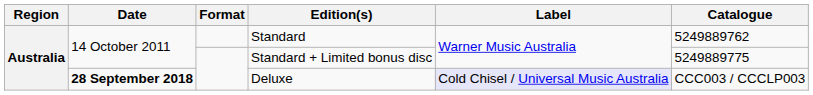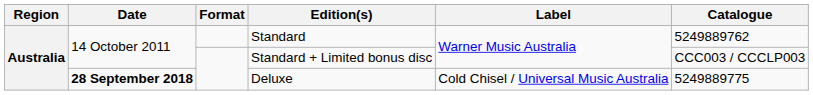(712, 57) 5249889775 -> (740, 57) CCC003 / CCCLP003
(553, 79) lavender background -> (553, 79) no background
(740, 79) CCC003 / CCCLP003 -> (712, 79) 5249889775
